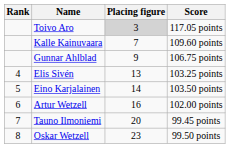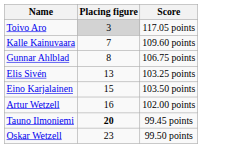- column: (18, 12)
(136, 58) 9 -> (109, 58) 8
(136, 89) 14 -> (109, 89) 15
(136, 120) normal -> (109, 120) bold
